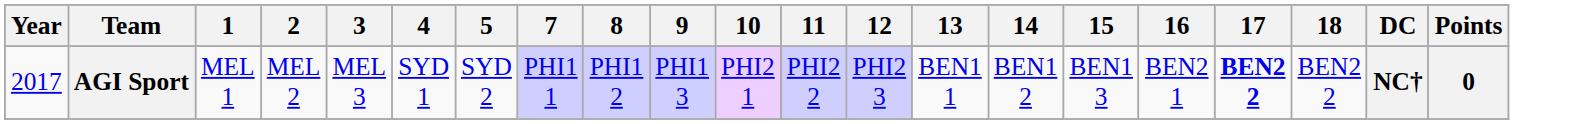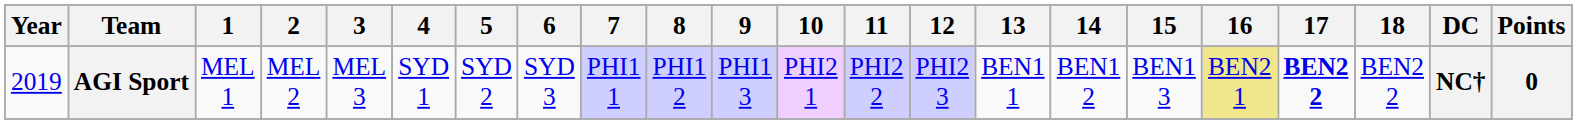+ column: (549, 25)
(36, 81) 2017 -> (36, 81) 2019
(1177, 81) no background -> (1240, 81) khaki background
